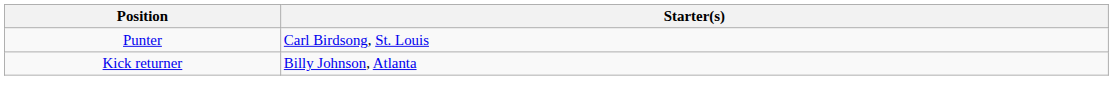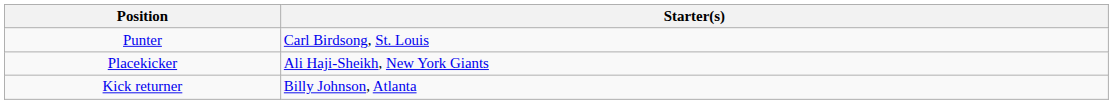+ row: (142, 63)
